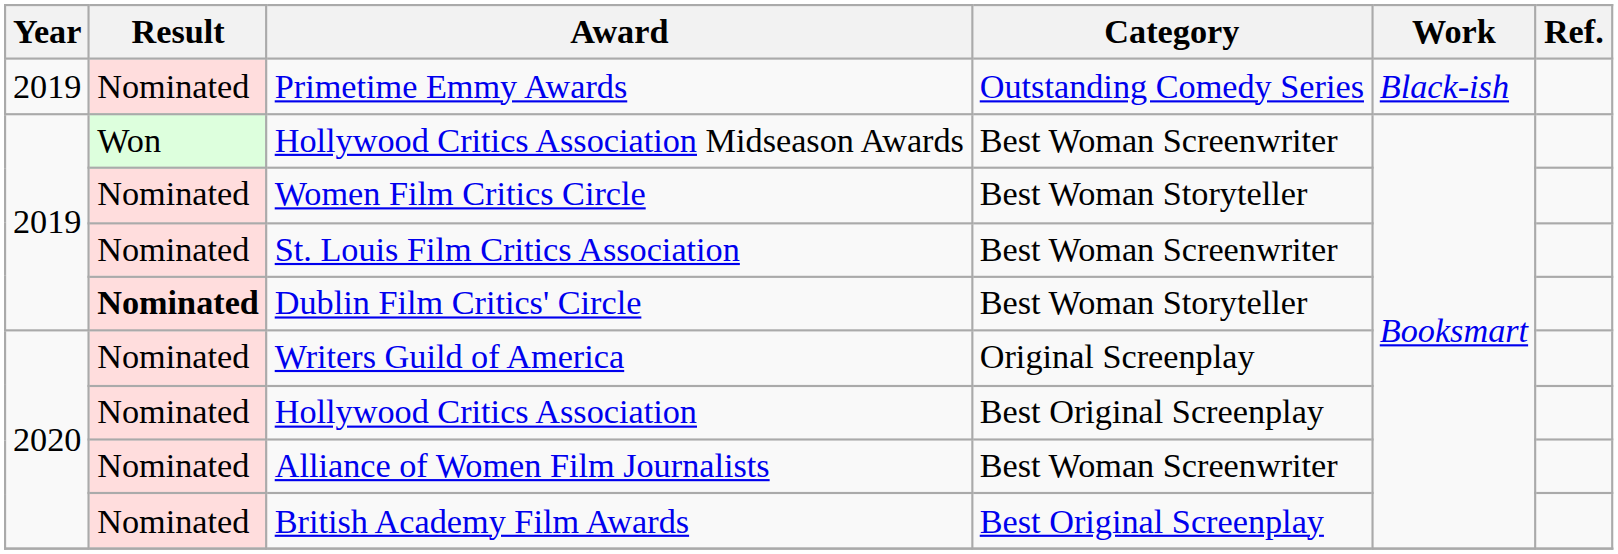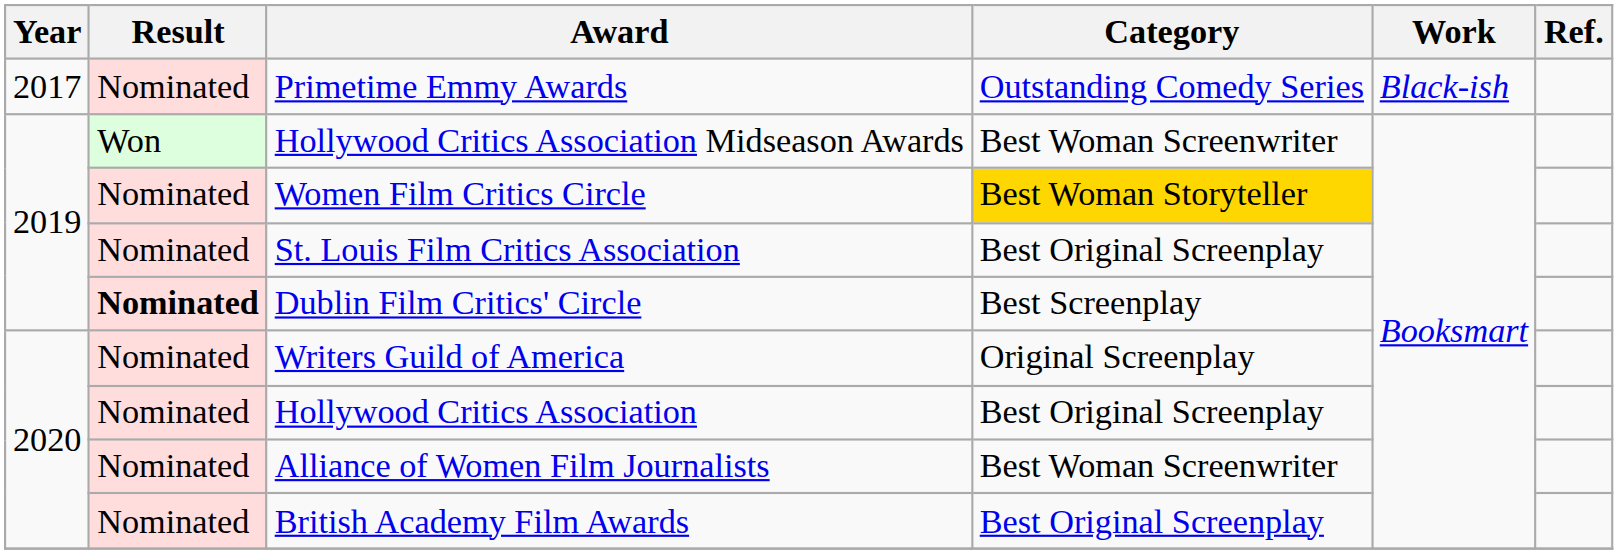(47, 85) 2019 -> (47, 85) 2017
(1144, 194) no background -> (1144, 194) gold background
(1159, 248) Best Woman Screenwriter -> (1152, 248) Best Original Screenplay
(1144, 303) Best Woman Storyteller -> (1091, 303) Best Screenplay
